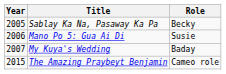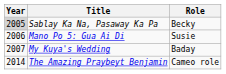(16, 24) no background -> (16, 24) lightgrey background
(16, 62) 2015 -> (16, 62) 2014
